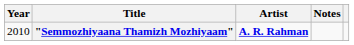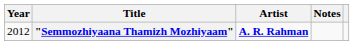(18, 31) 2010 -> (18, 31) 2012
